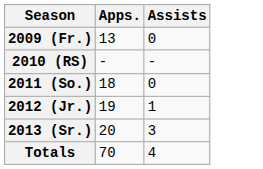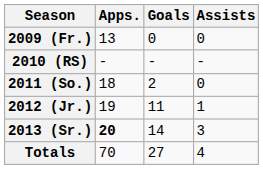+ column: (169, 16)
(107, 130) normal -> (107, 130) bold
